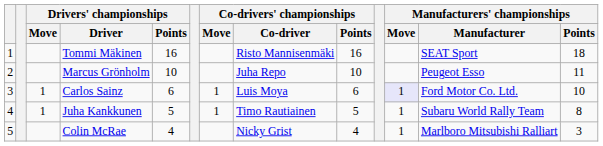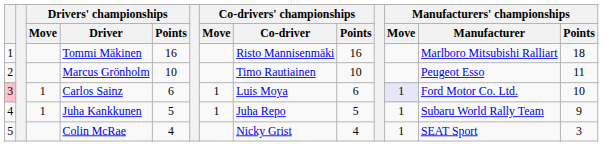(449, 52) SEAT Sport -> (489, 52) Marlboro Mitsubishi Ralliart
(261, 72) Juha Repo -> (276, 72) Timo Rautiainen
(10, 91) no background -> (10, 91) pink background
(276, 111) Timo Rautiainen -> (261, 111) Juha Repo
(579, 111) 8 -> (579, 111) 9
(489, 130) Marlboro Mitsubishi Ralliart -> (449, 130) SEAT Sport
